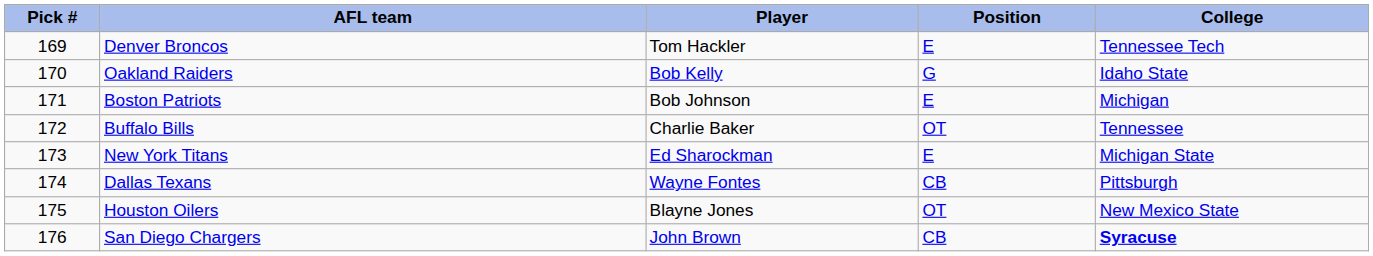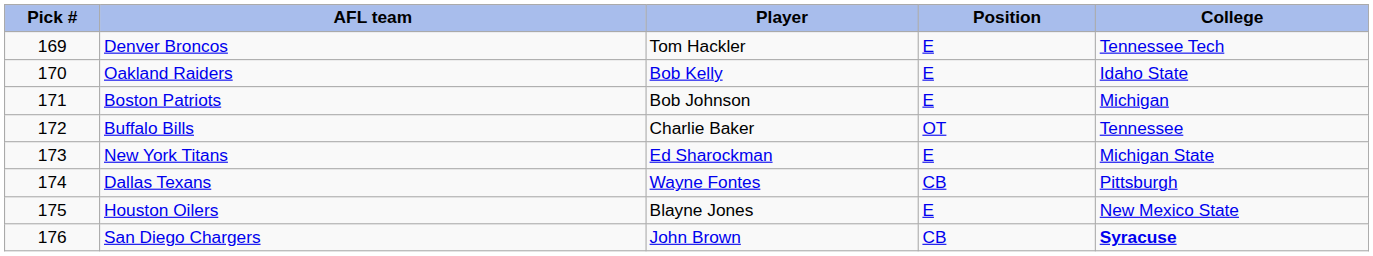(929, 73) G -> (928, 73) E
(934, 210) OT -> (928, 210) E
